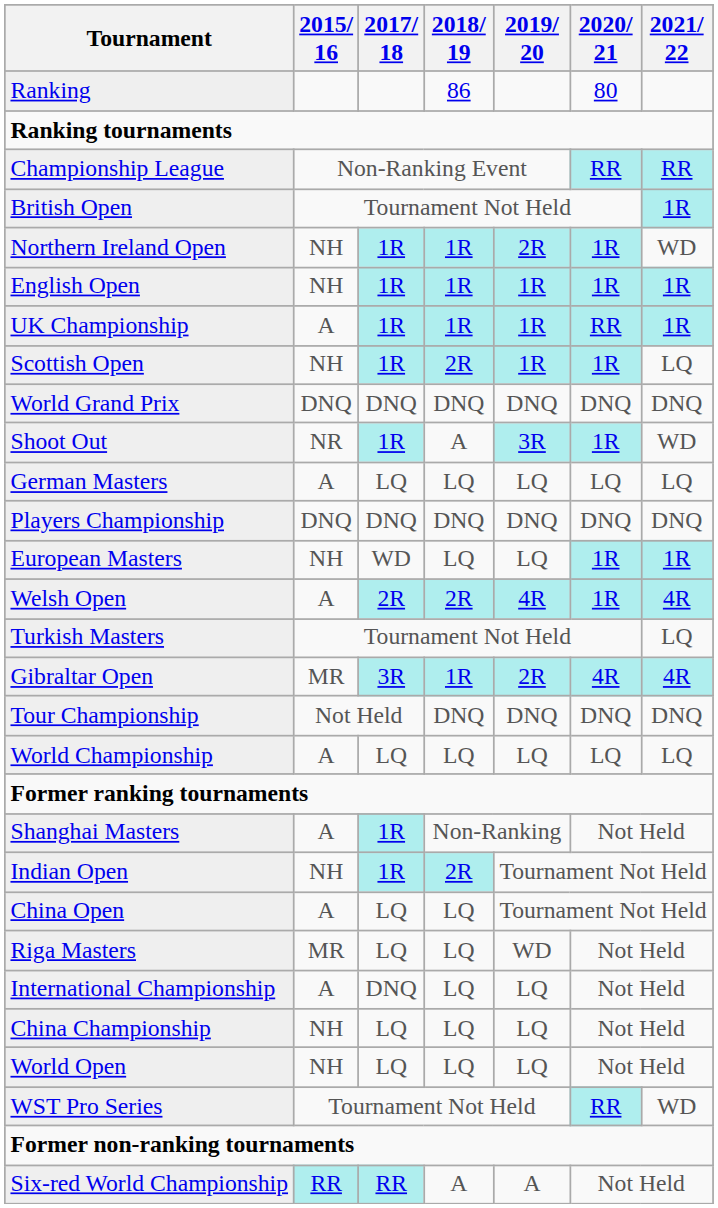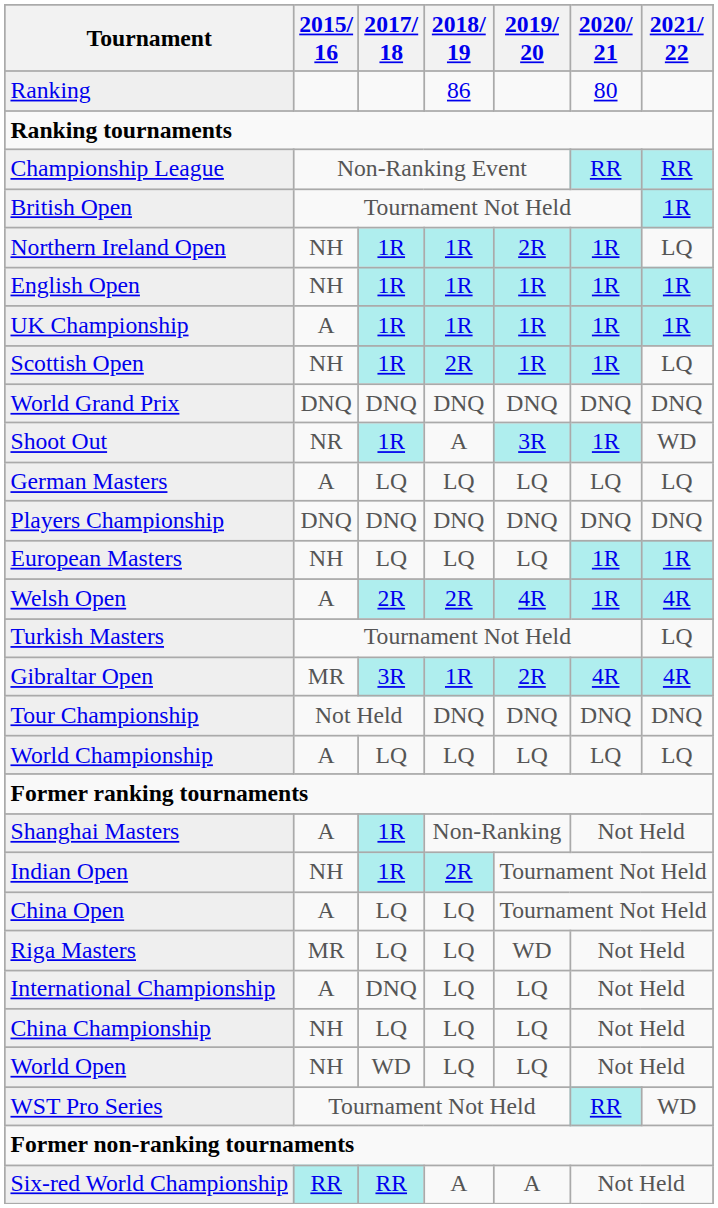(677, 246) WD -> (677, 246) LQ
(606, 324) RR -> (606, 324) 1R
(391, 558) WD -> (391, 558) LQ
(391, 1066) LQ -> (391, 1066) WD
